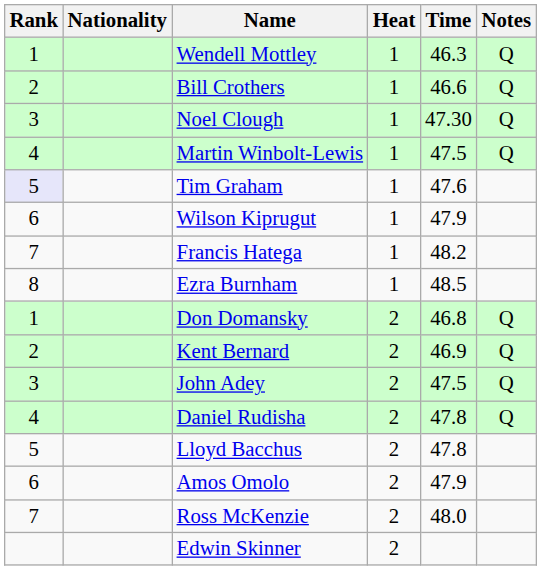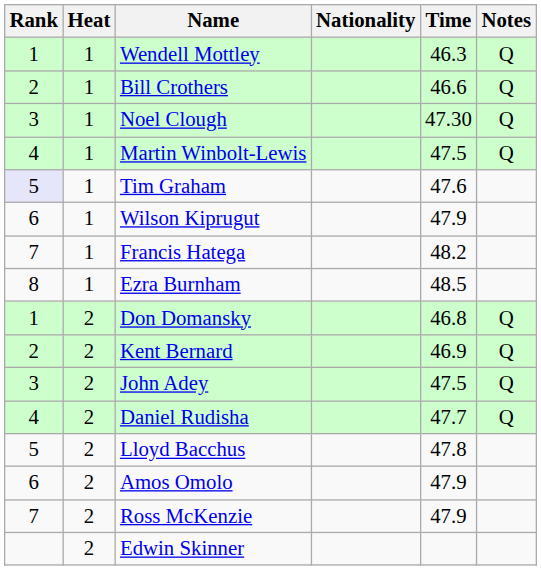columns swapped: (394, 20) <-> (117, 20)
(448, 416) 47.8 -> (448, 416) 47.7
(448, 515) 48.0 -> (448, 515) 47.9
